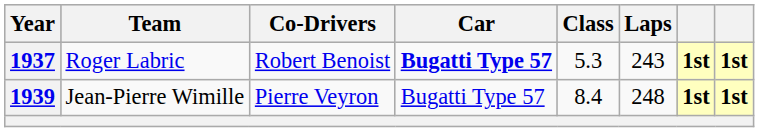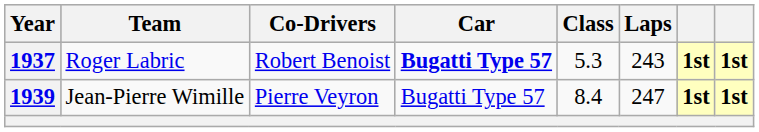(648, 97) 248 -> (648, 97) 247
